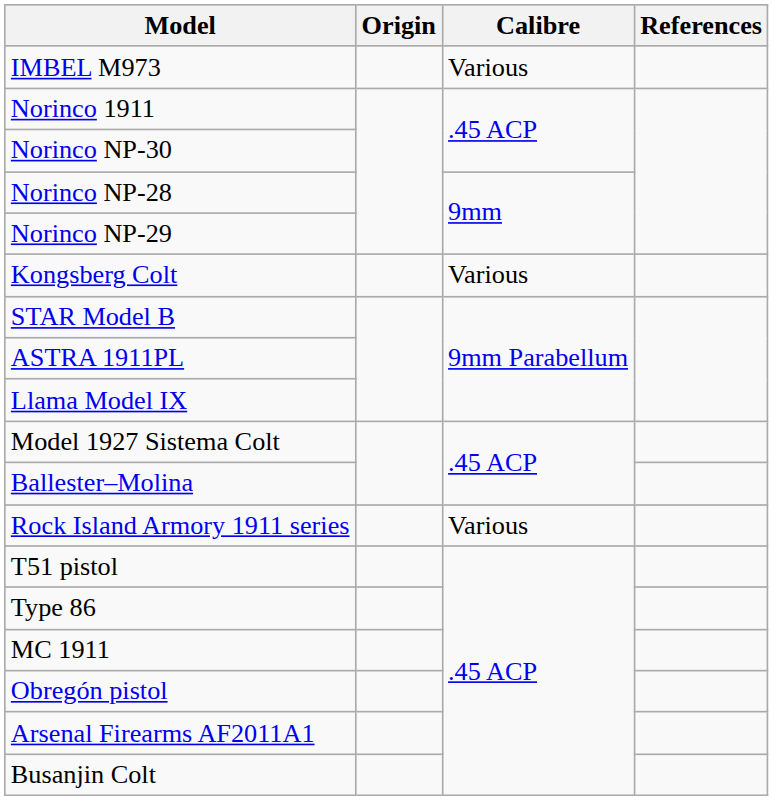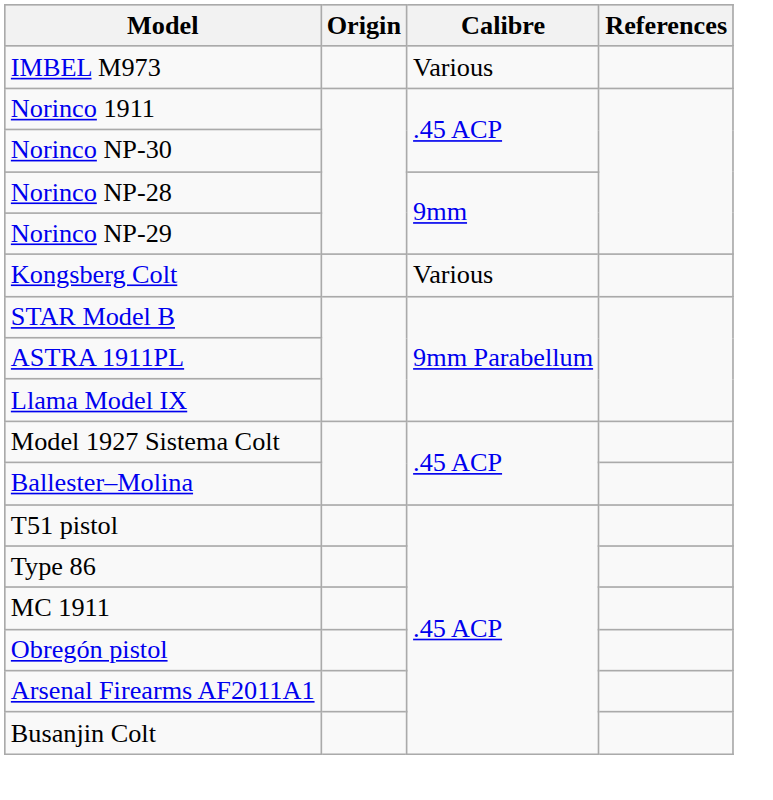- row: (180, 524)
